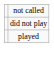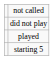+ row: (29, 49)
